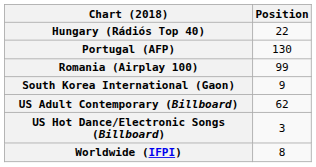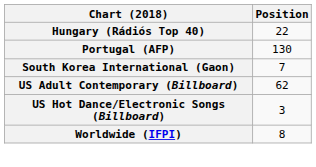- row: (129, 67)
(282, 85) 9 -> (282, 67) 7
